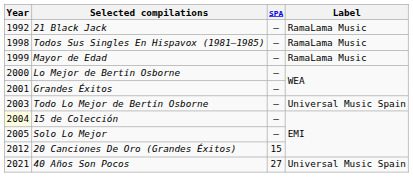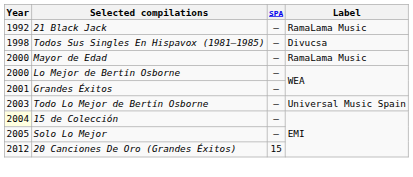(327, 42) RamaLama Music -> (307, 42) Divucsa
(18, 58) 1999 -> (18, 58) 2000
- row: (81, 165)
